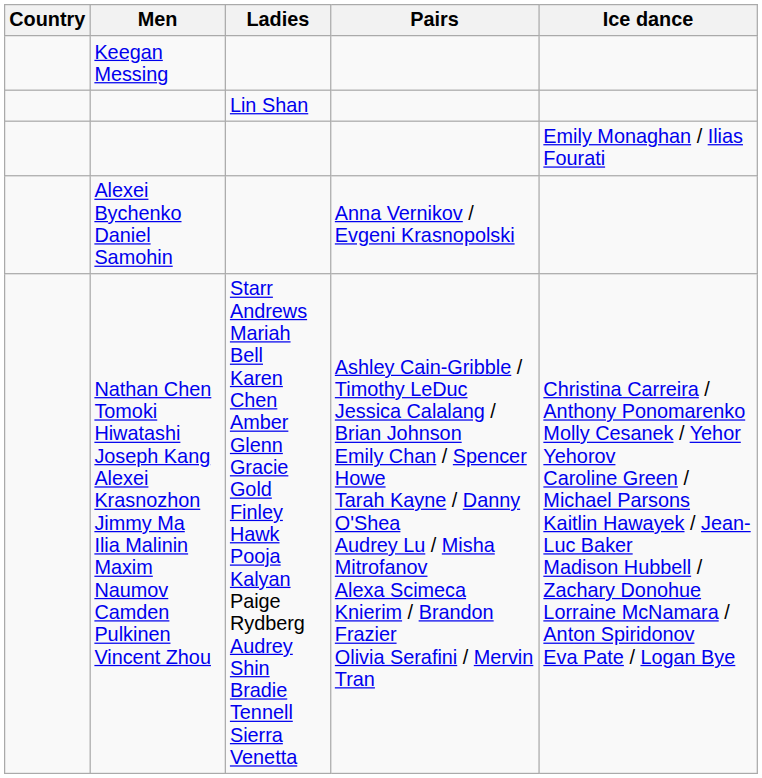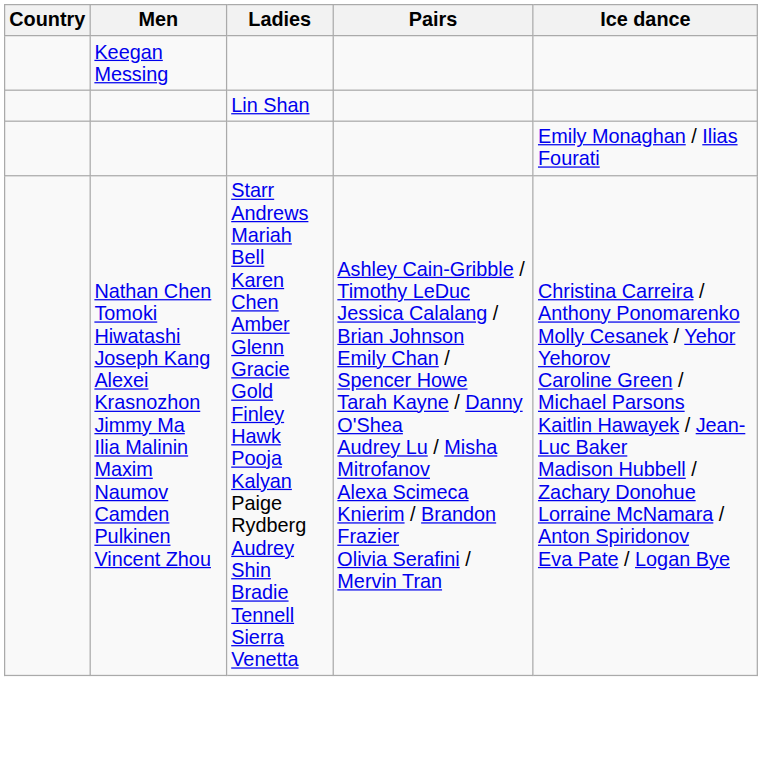- row: (138, 224)
